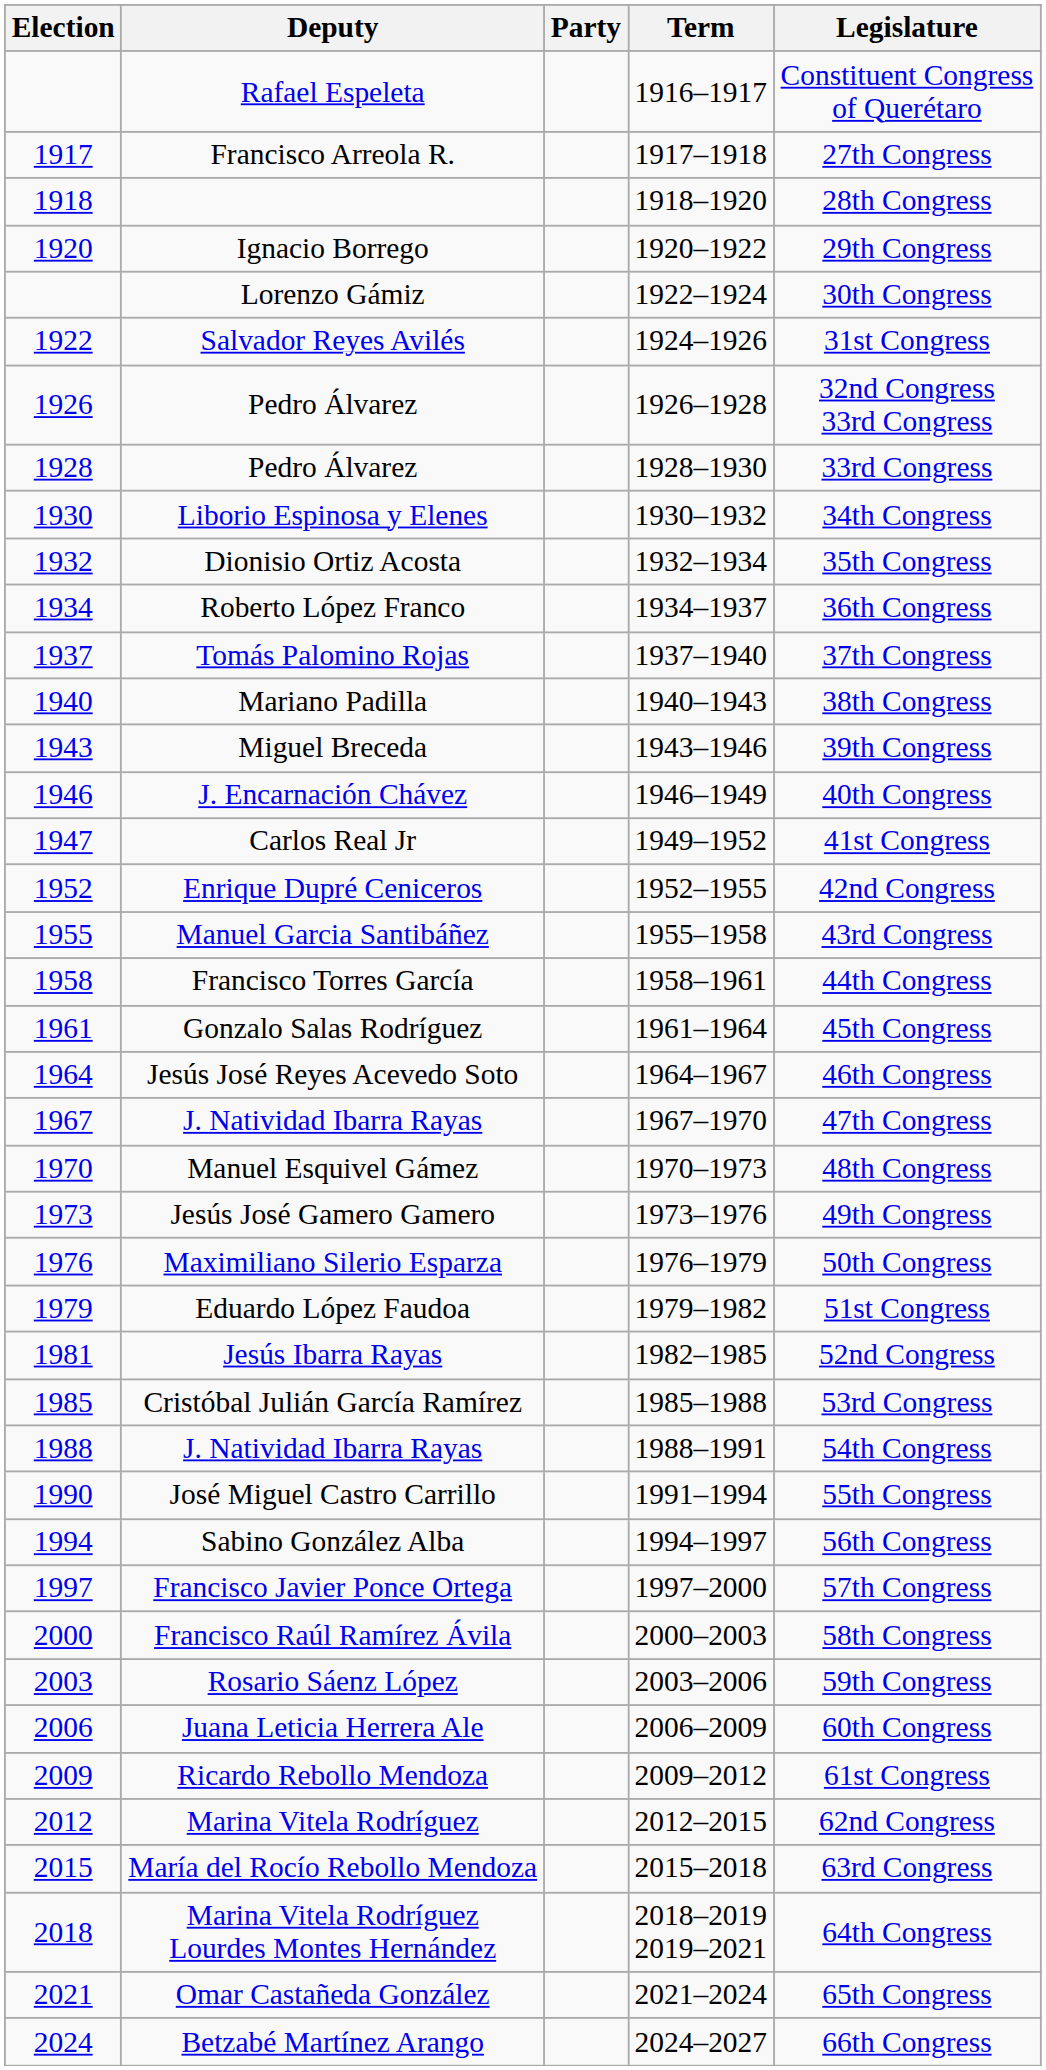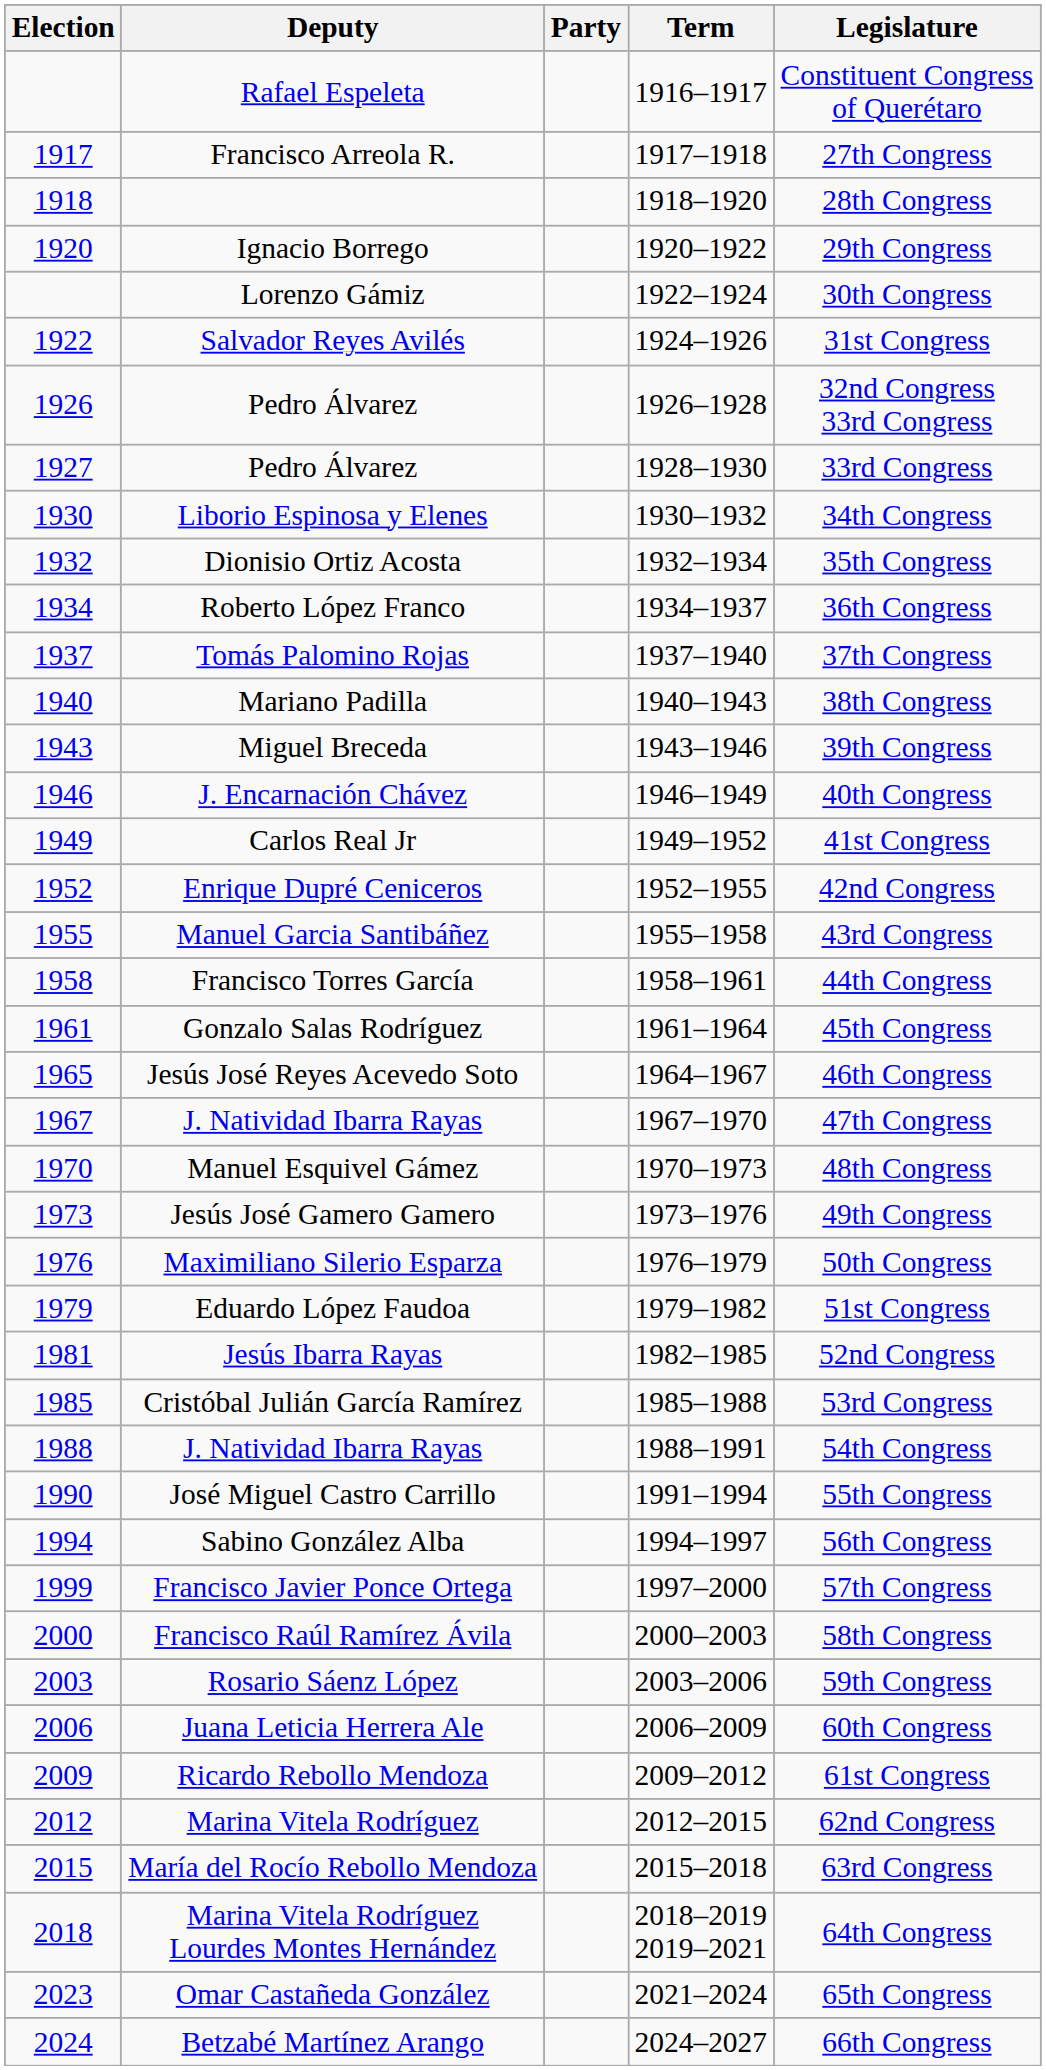(63, 467) 1928 -> (63, 467) 1927
(63, 841) 1947 -> (63, 841) 1949
(63, 1074) 1964 -> (63, 1074) 1965
(63, 1588) 1997 -> (63, 1588) 1999
(63, 1994) 2021 -> (63, 1994) 2023
